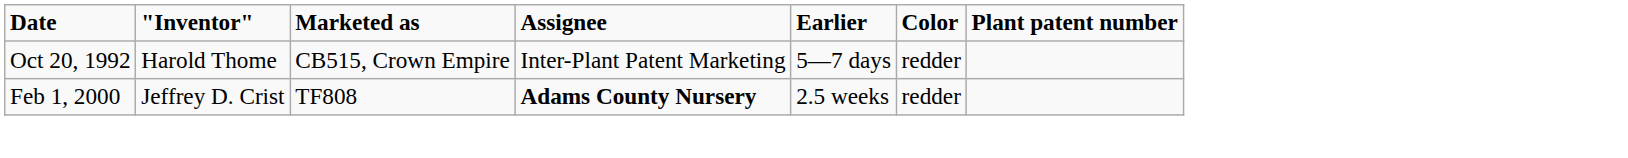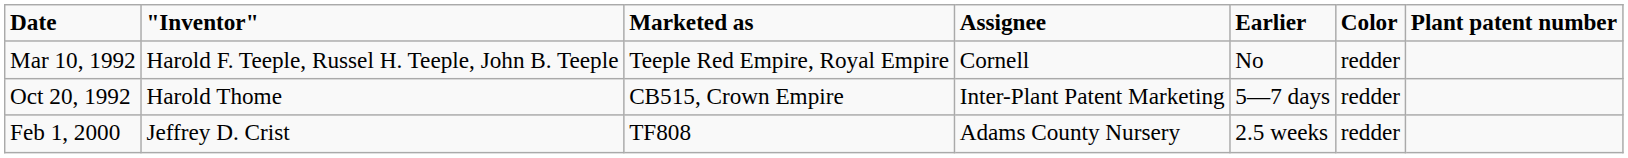+ row: (73, 59)
(638, 96) bold -> (1070, 133) normal
